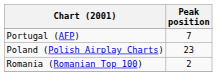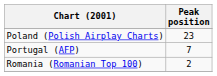rows swapped: (85, 50) <-> (43, 36)
